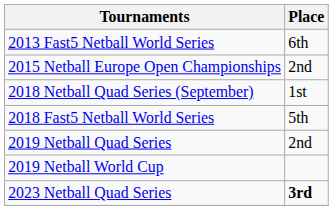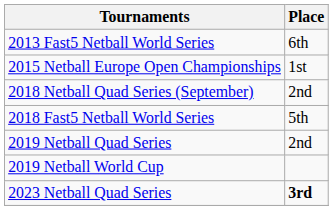(300, 67) 2nd -> (297, 67) 1st
(297, 92) 1st -> (300, 92) 2nd
